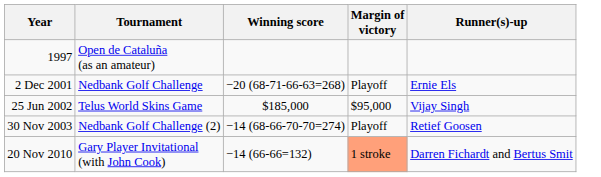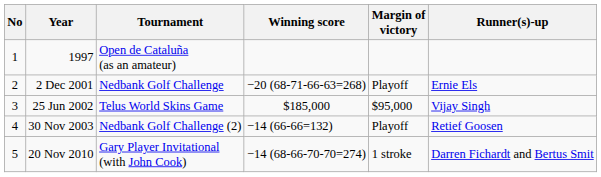+ column: (15, 22)
(286, 126) −14 (68-66-70-70=274) -> (290, 126) −14 (66-66=132)
(269, 154) −14 (66-66=132) -> (307, 154) −14 (68-66-70-70=274)
(371, 154) lightsalmon background -> (392, 154) no background
